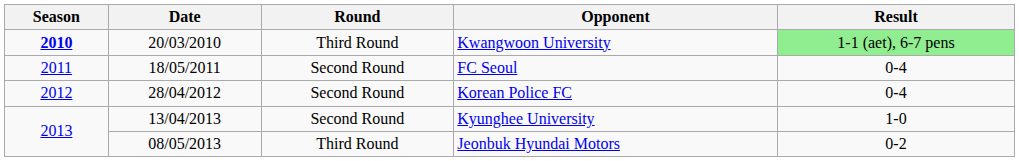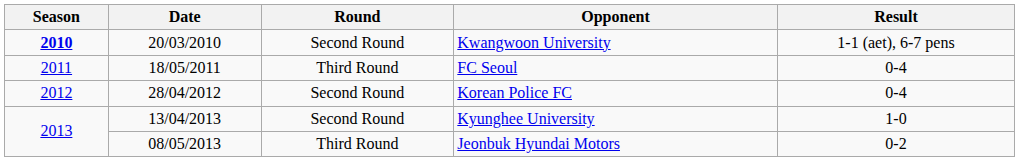(357, 42) Third Round -> (357, 42) Second Round
(896, 42) lightgreen background -> (896, 42) no background
(357, 67) Second Round -> (357, 67) Third Round
